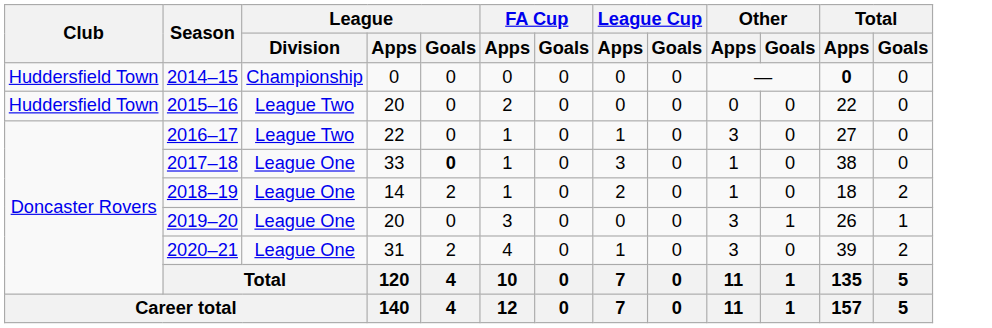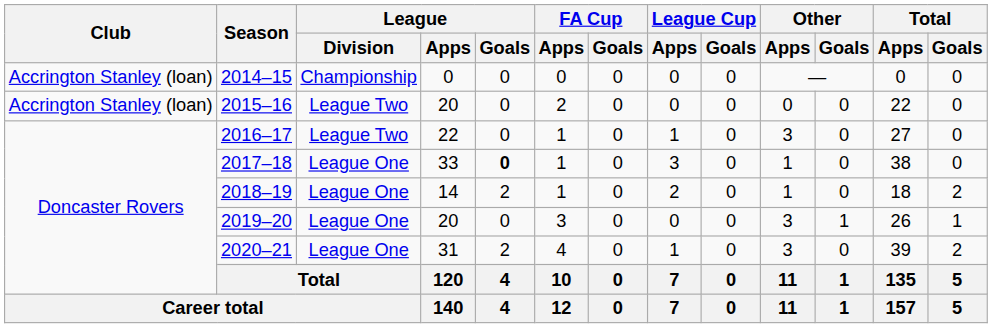(84, 76) Huddersfield Town -> (111, 76) Accrington Stanley (loan)
(847, 76) bold -> (901, 76) normal
(84, 105) Huddersfield Town -> (111, 105) Accrington Stanley (loan)
